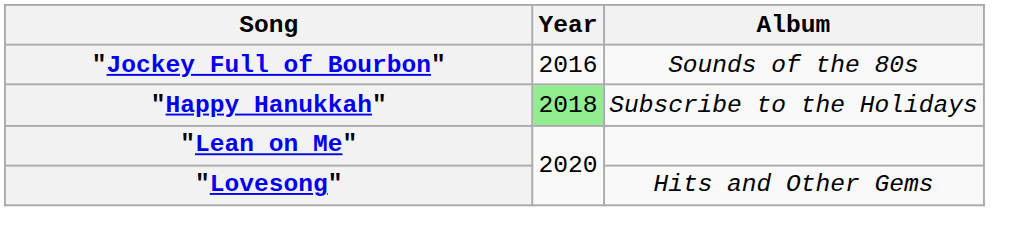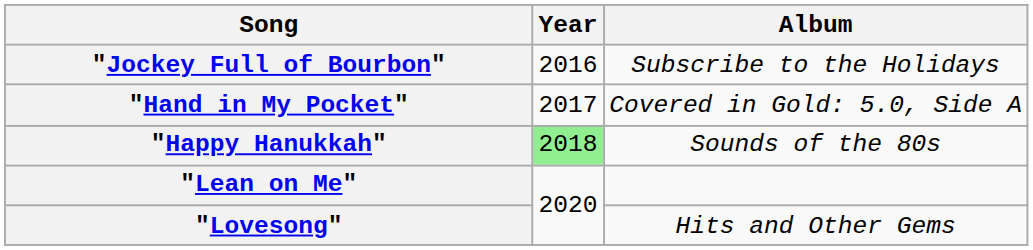(793, 65) Sounds of the 80s -> (816, 65) Subscribe to the Holidays
+ row: (269, 105)
(793, 105) Subscribe to the Holidays -> (816, 145) Sounds of the 80s
